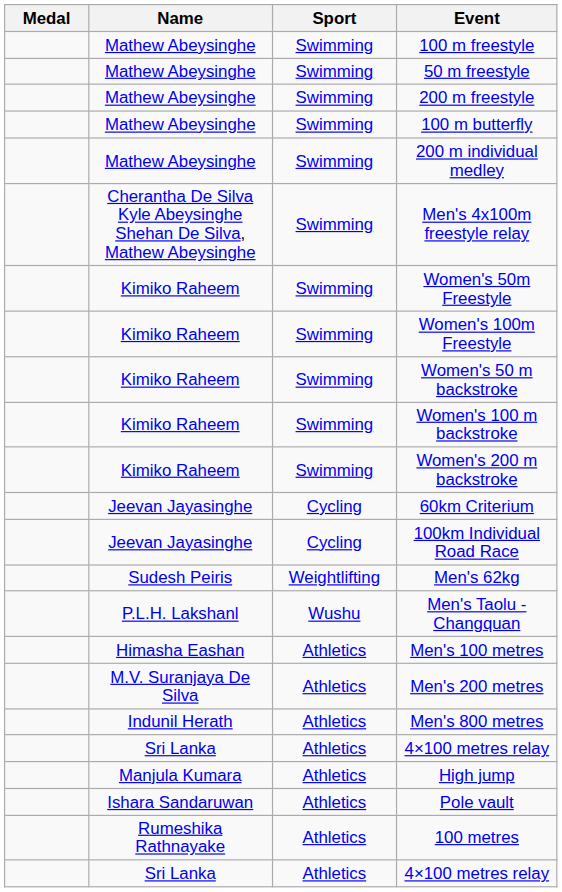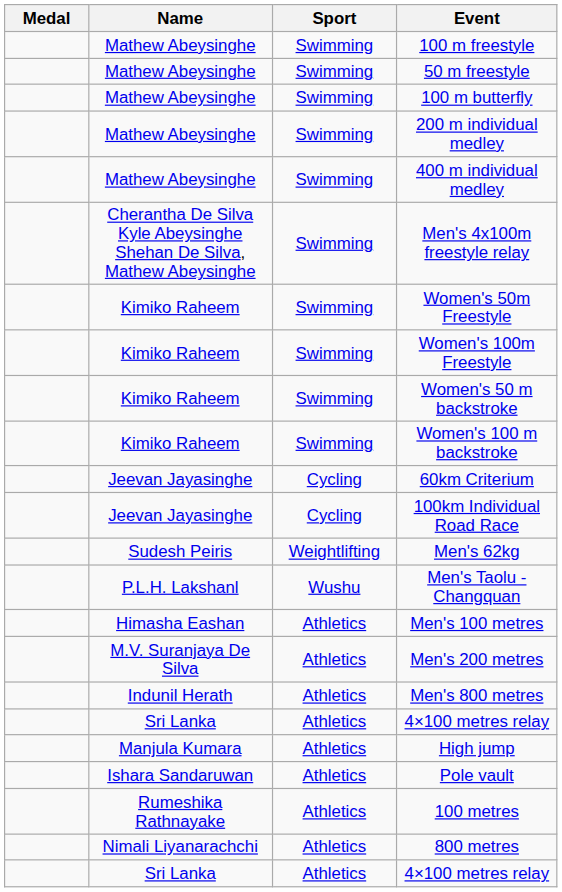- row: (180, 98)
+ row: (180, 179)
- row: (180, 470)
+ row: (180, 847)
